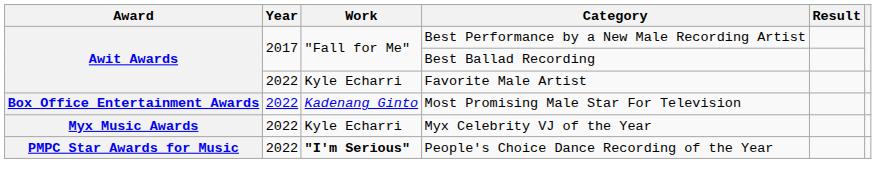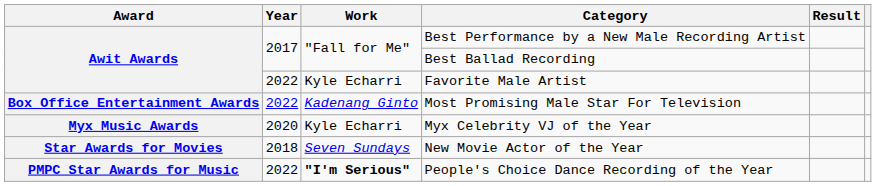(282, 126) 2022 -> (282, 126) 2020
+ row: (534, 148)
